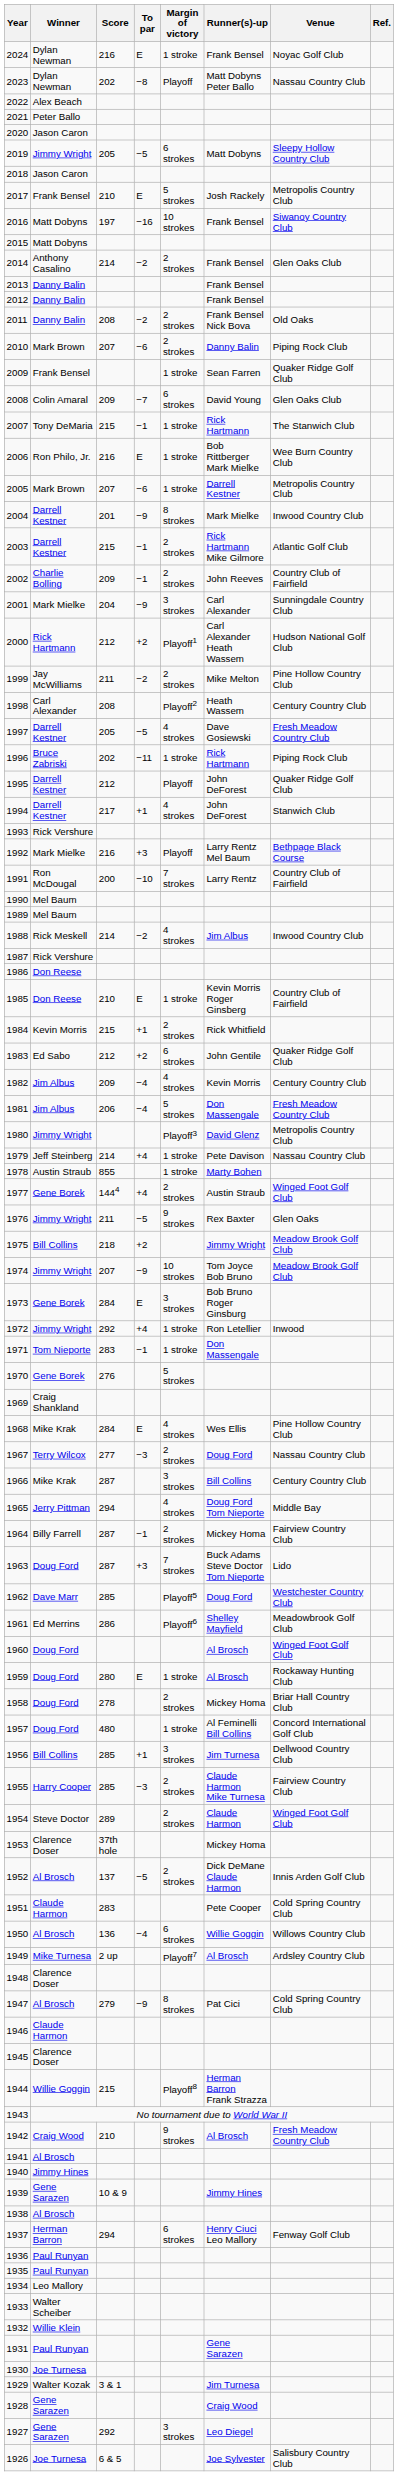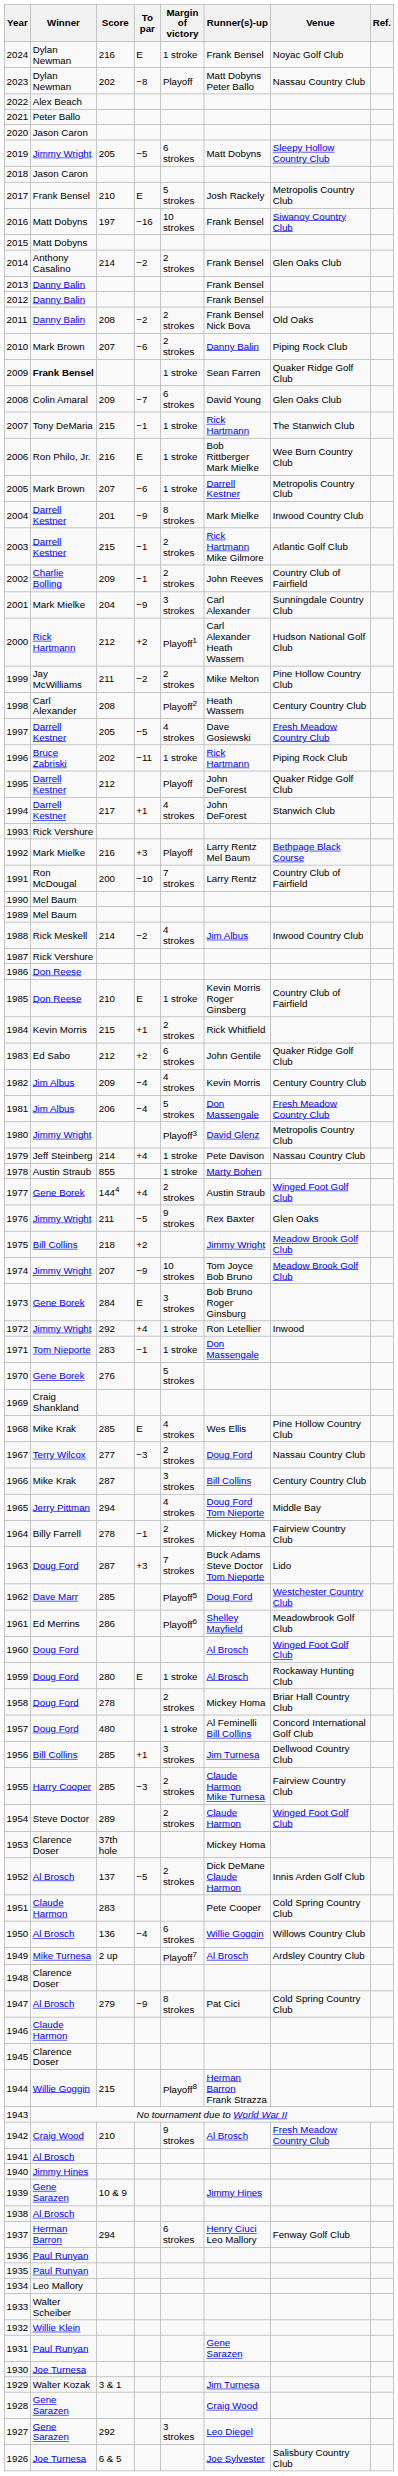(61, 373) normal -> (63, 373) bold
(107, 1429) 284 -> (107, 1429) 285
(107, 1534) 287 -> (107, 1534) 278
